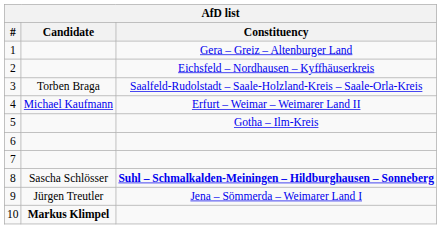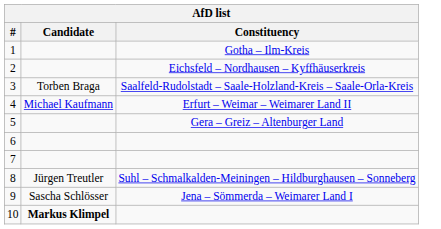(276, 50) Gera – Greiz – Altenburger Land -> (267, 50) Gotha – Ilm-Kreis
(276, 123) Gotha – Ilm-Kreis -> (267, 123) Gera – Greiz – Altenburger Land
(68, 178) Sascha Schlösser -> (68, 178) Jürgen Treutler
(276, 178) bold -> (267, 178) normal
(68, 196) Jürgen Treutler -> (68, 196) Sascha Schlösser
